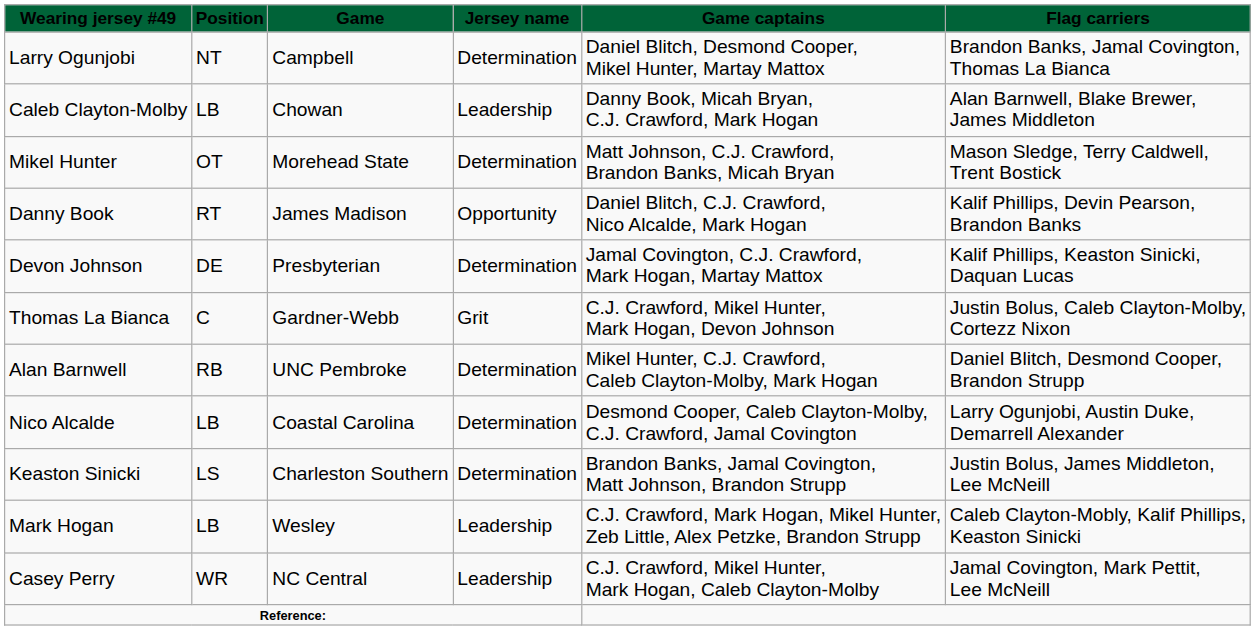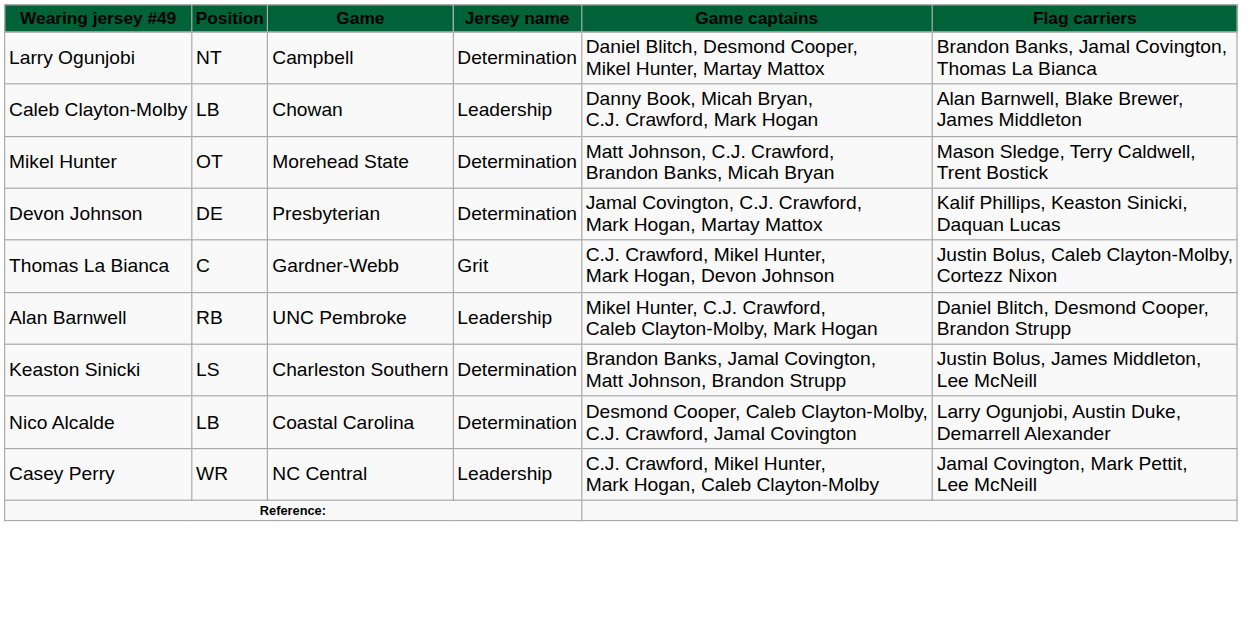- row: (61, 213)
(517, 370) Determination -> (505, 318) Leadership
rows swapped: (75, 474) <-> (62, 422)
- row: (61, 526)
